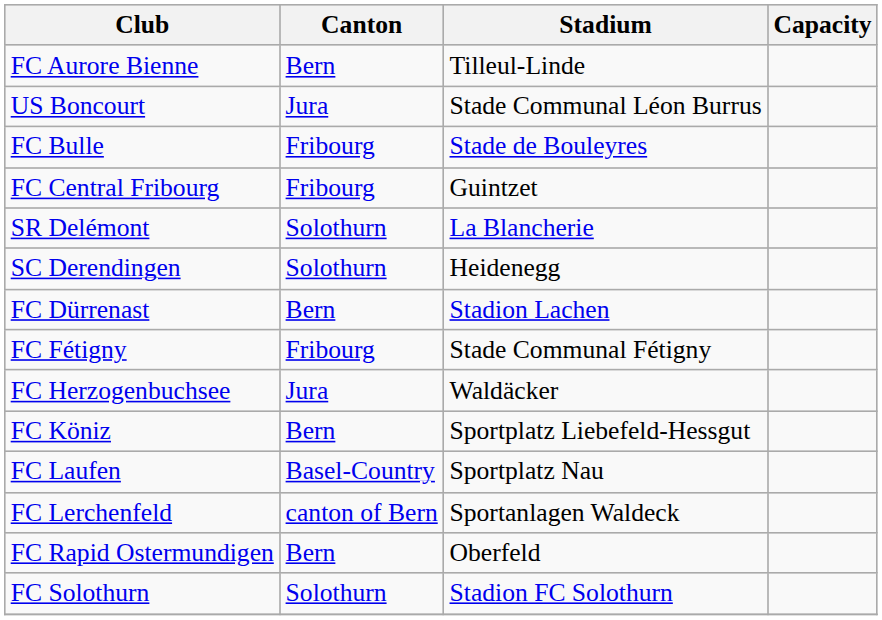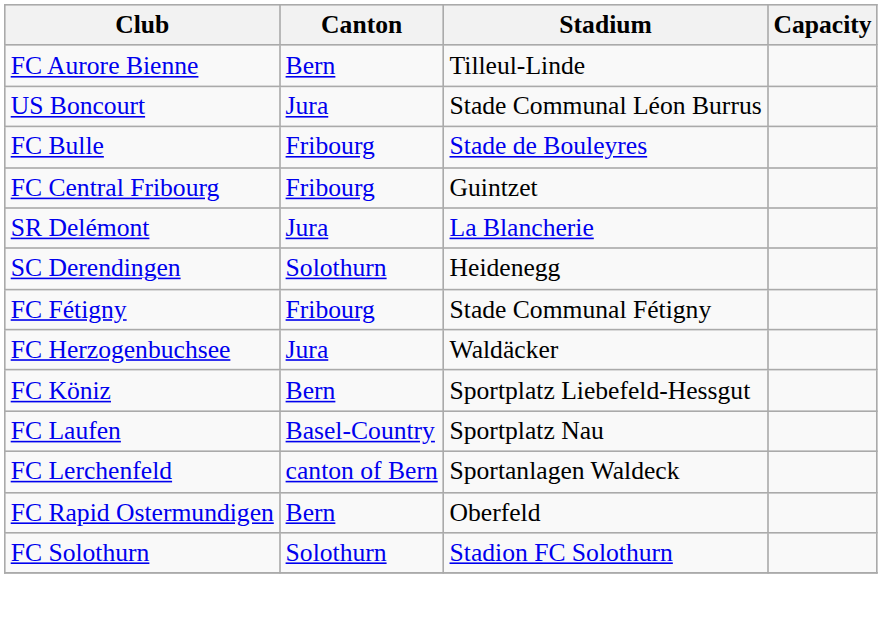(336, 227) Solothurn -> (307, 227) Jura
- row: (80, 308)
